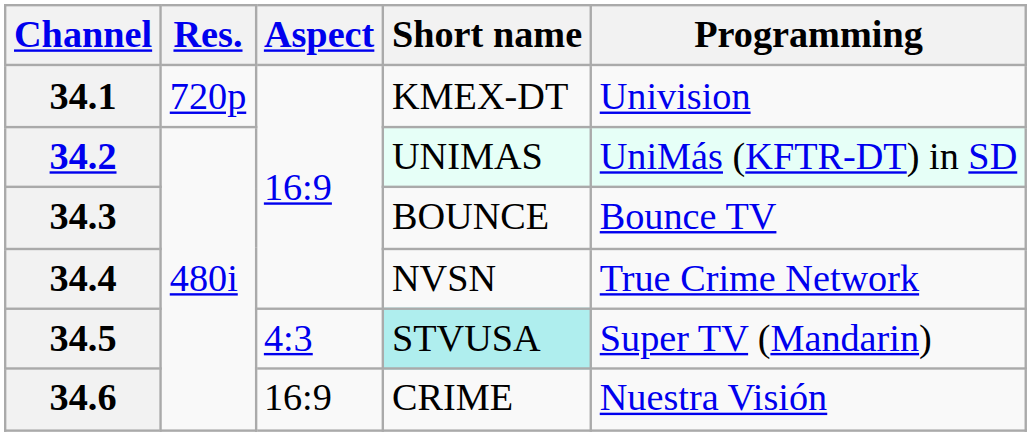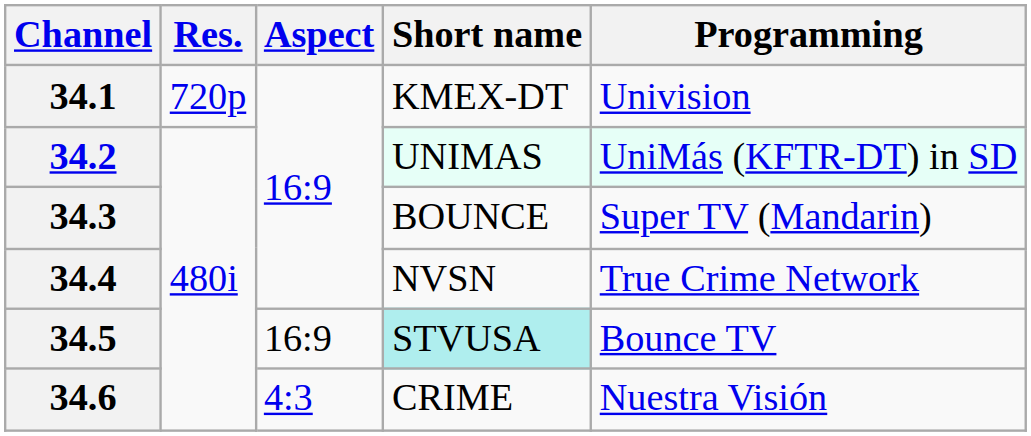(688, 216) Bounce TV -> (766, 216) Super TV (Mandarin)
(288, 338) 4:3 -> (298, 338) 16:9
(766, 338) Super TV (Mandarin) -> (688, 338) Bounce TV
(298, 398) 16:9 -> (288, 398) 4:3
